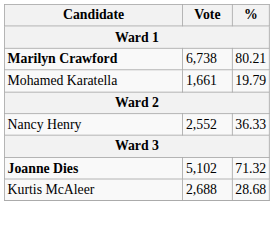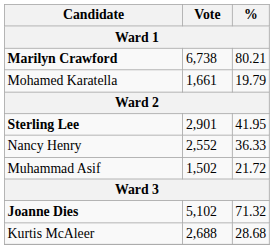+ row: (43, 124)
+ row: (54, 168)
